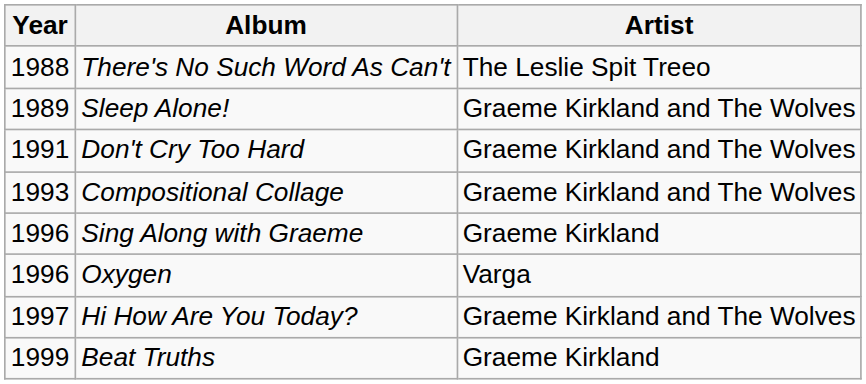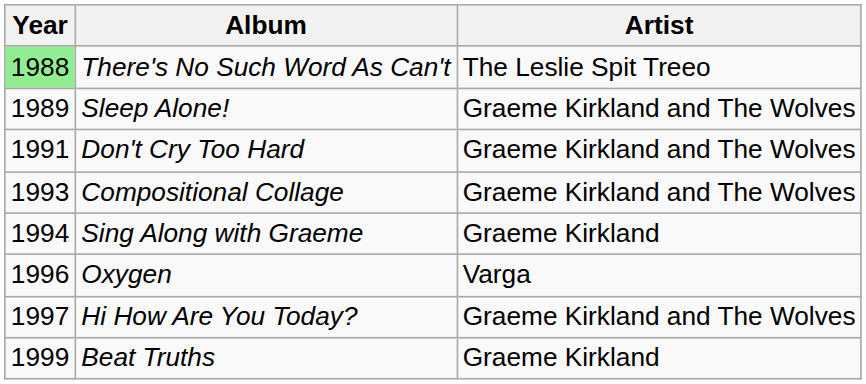(40, 66) no background -> (40, 66) lightgreen background
(40, 233) 1996 -> (40, 233) 1994
